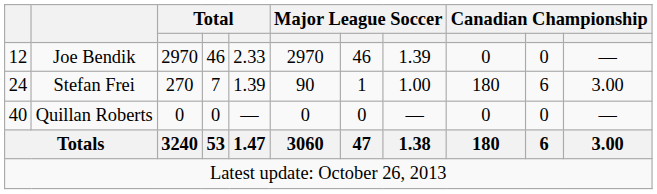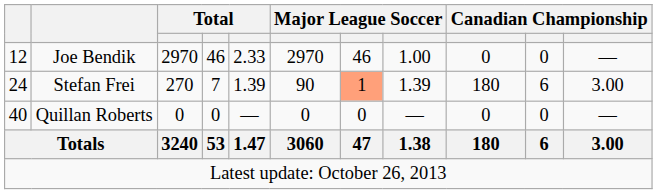(415, 56) 1.39 -> (415, 56) 1.00
(362, 85) no background -> (362, 85) lightsalmon background
(415, 85) 1.00 -> (415, 85) 1.39
